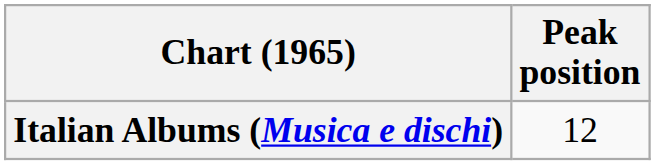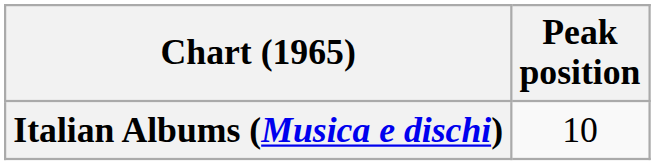(580, 129) 12 -> (580, 129) 10
